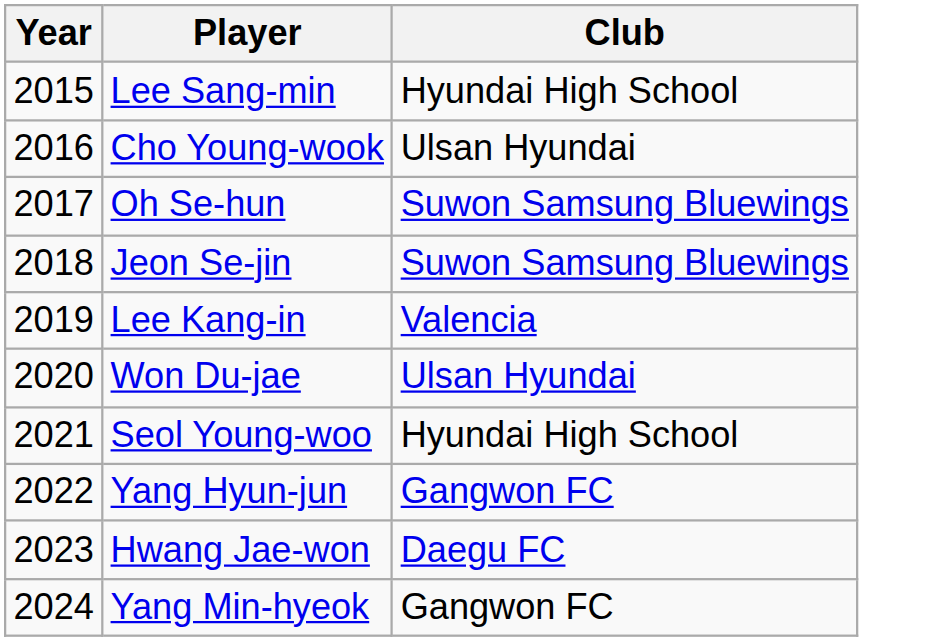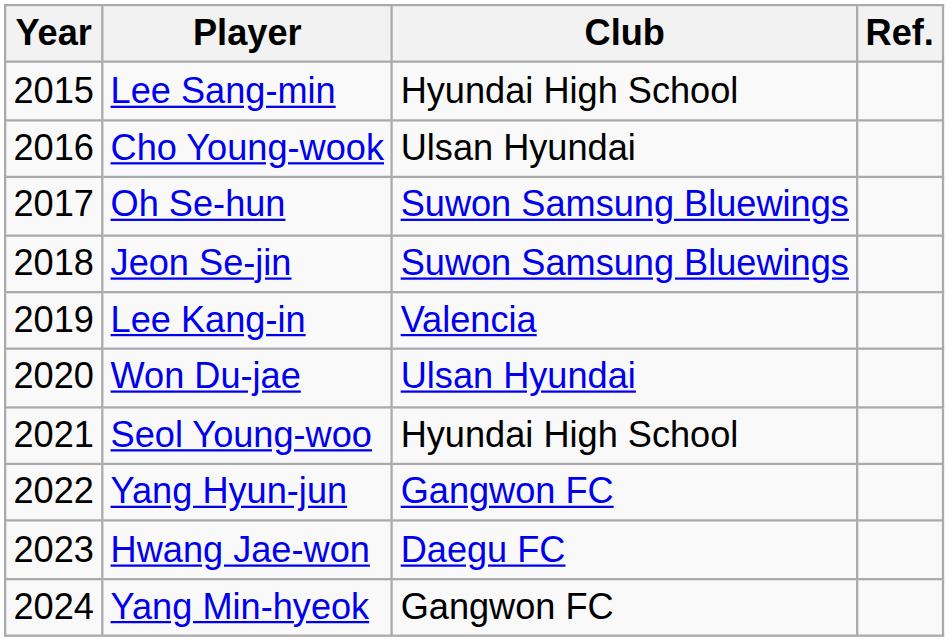+ column: (900, 33)
